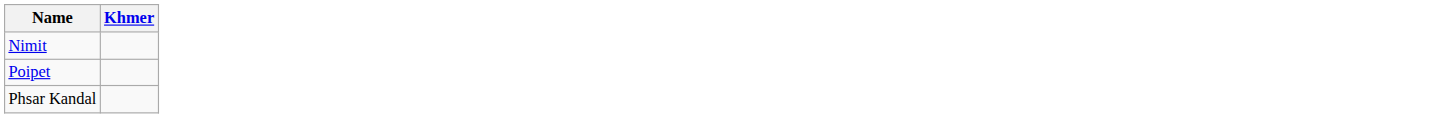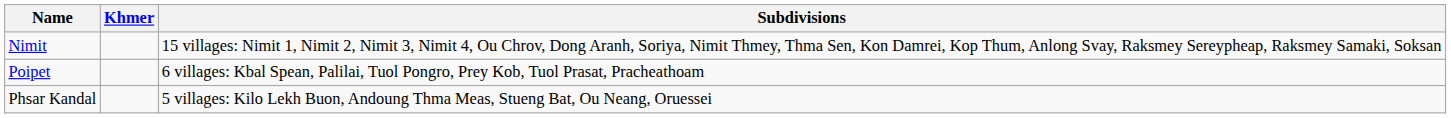+ column: (802, 18)
